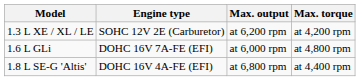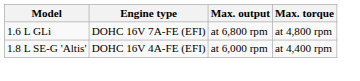- row: (50, 31)
(258, 48) at 6,000 rpm -> (239, 31) at 6,800 rpm
(258, 66) at 6,800 rpm -> (239, 48) at 6,000 rpm
